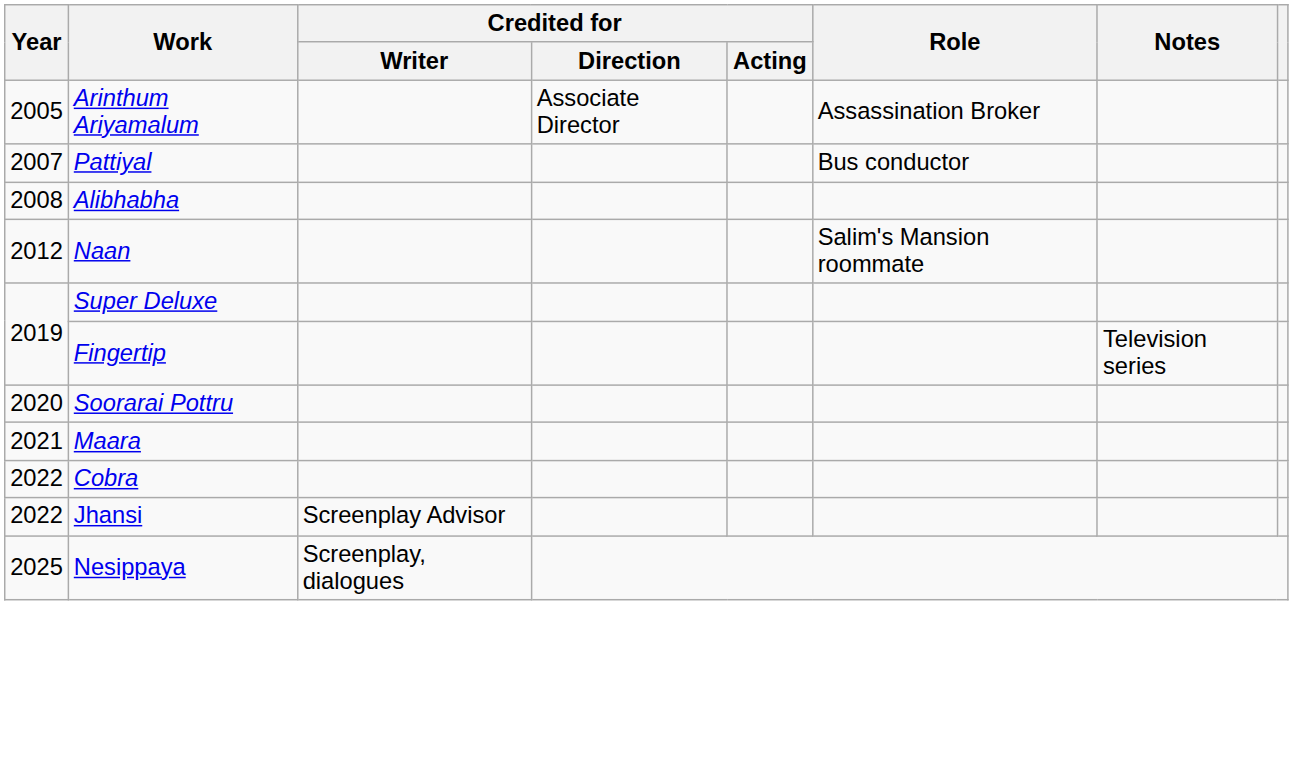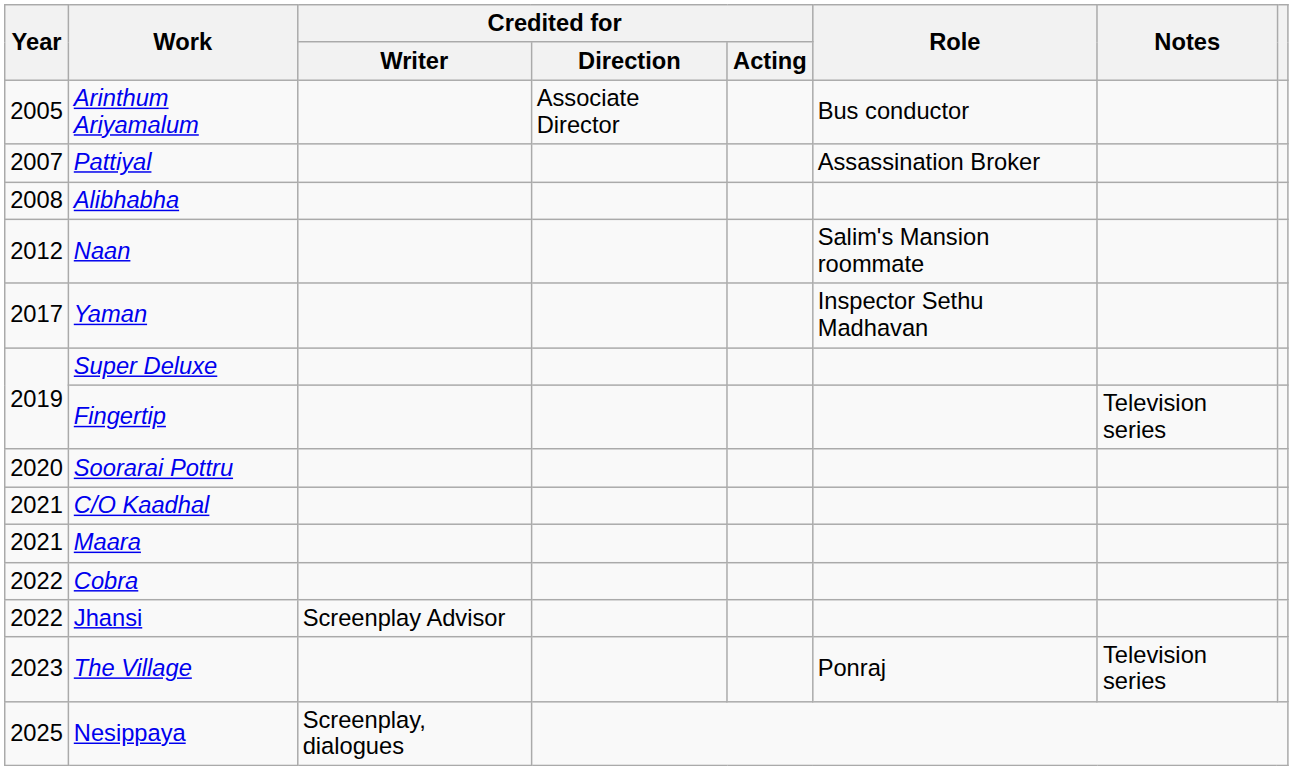(929, 111) Assassination Broker -> (893, 111) Bus conductor
(893, 162) Bus conductor -> (929, 162) Assassination Broker
+ row: (110, 315)
+ row: (142, 505)
+ row: (133, 668)
